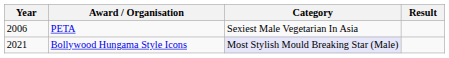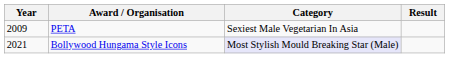(17, 28) 2006 -> (17, 28) 2009
